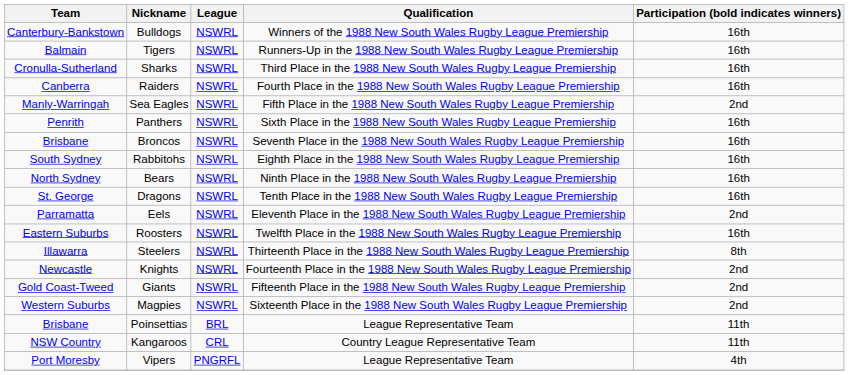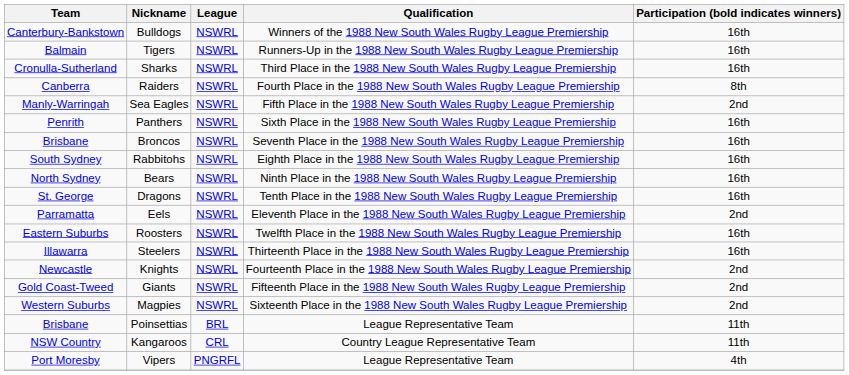(739, 86) 16th -> (739, 86) 8th
(739, 251) 8th -> (739, 251) 16th
